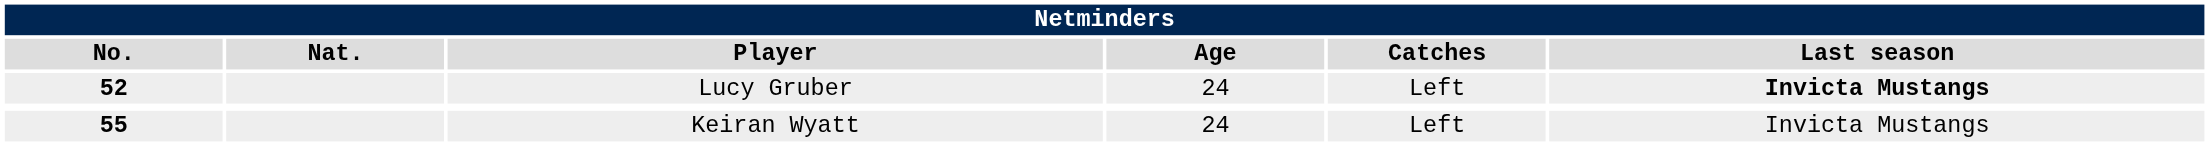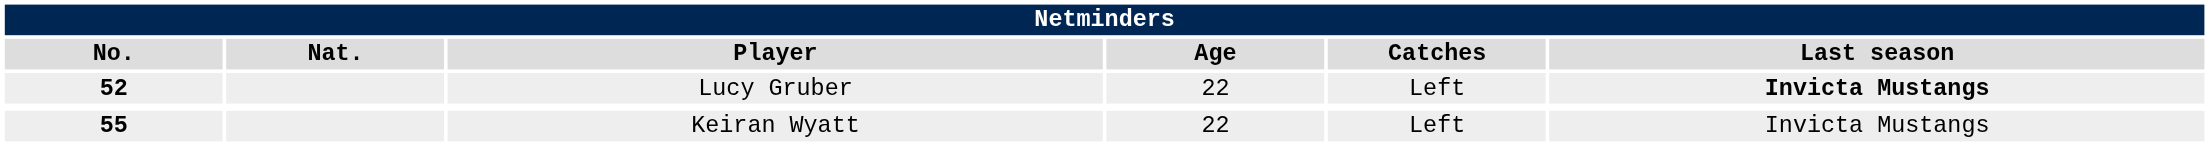(1215, 88) 24 -> (1215, 88) 22
(1215, 126) 24 -> (1215, 126) 22
